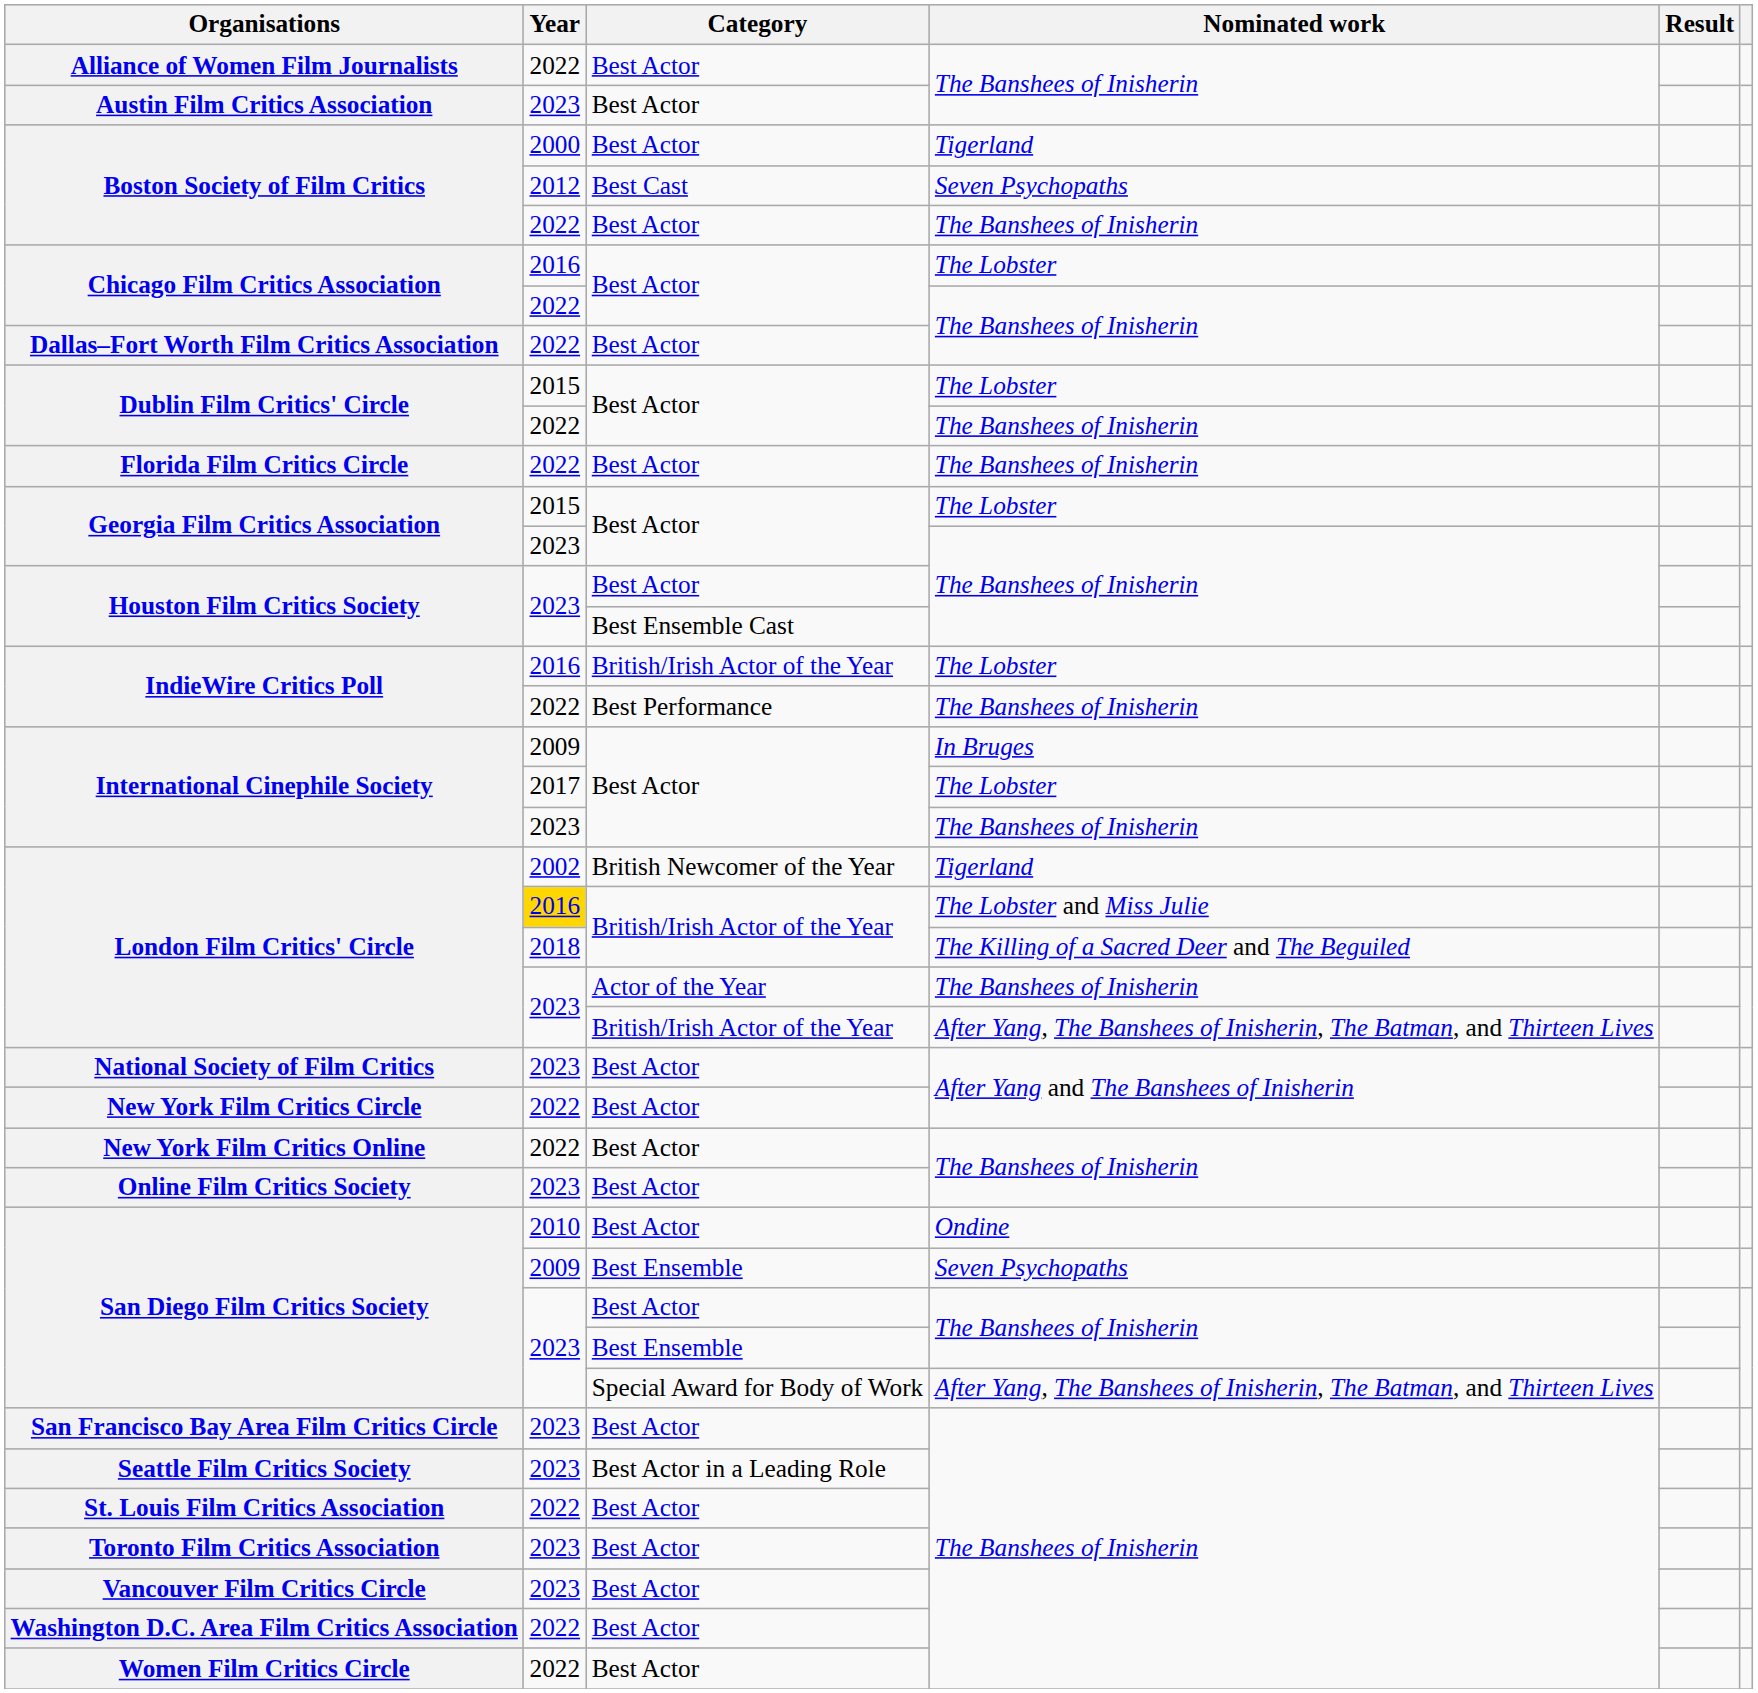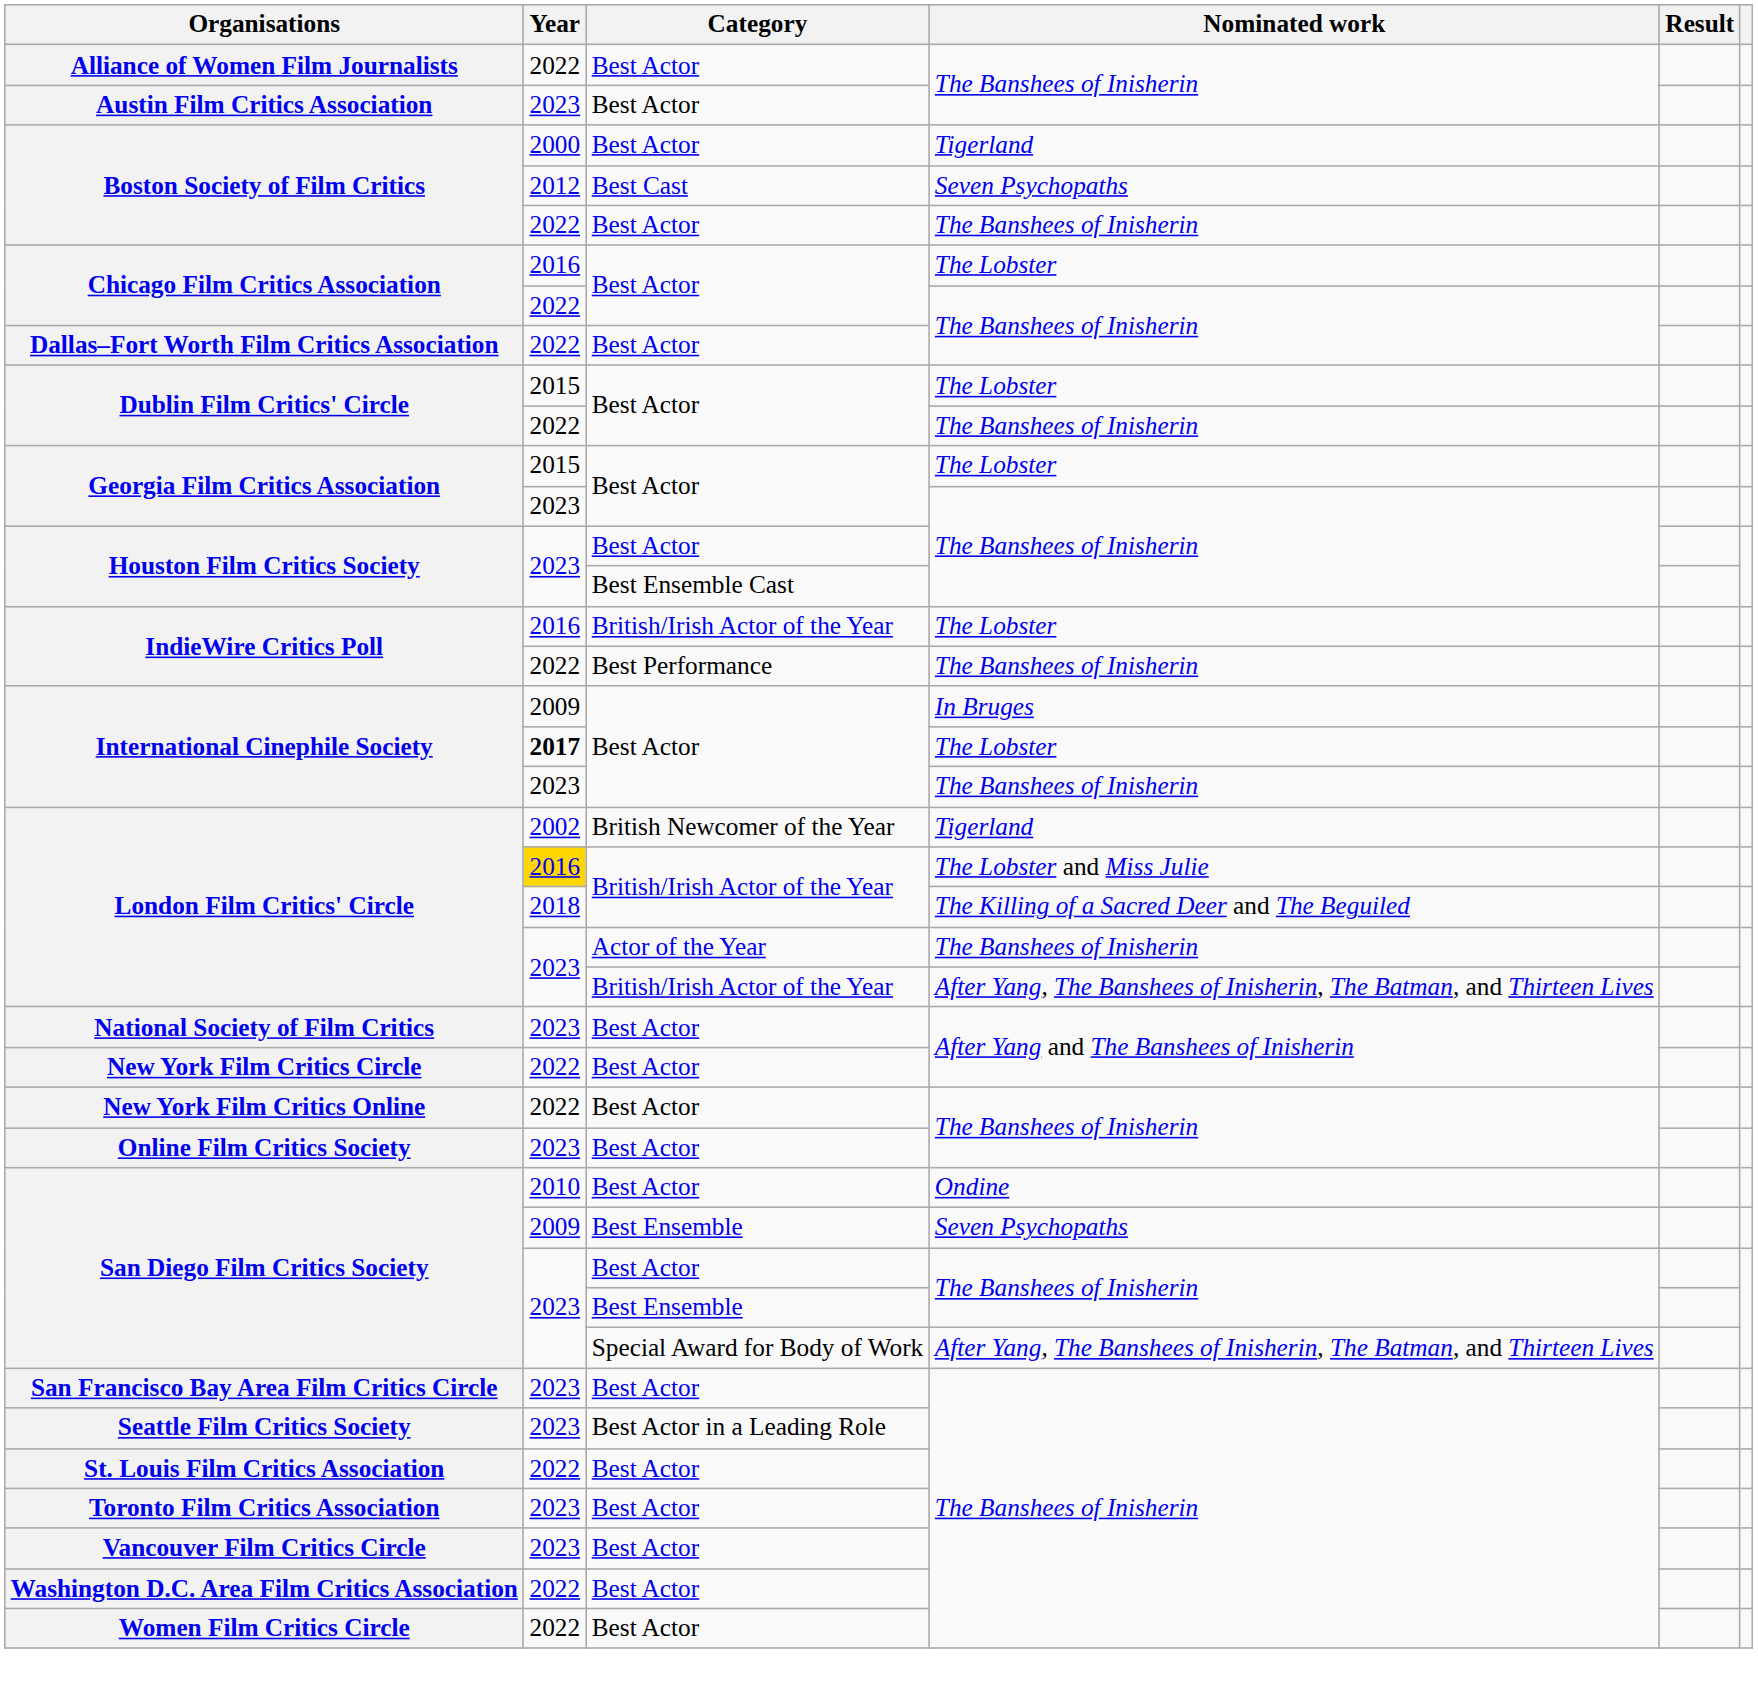- row: (264, 465)
(555, 786) normal -> (555, 746) bold
